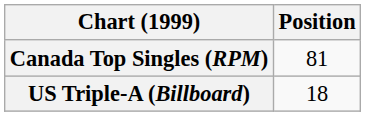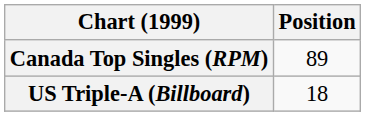(317, 57) 81 -> (317, 57) 89
